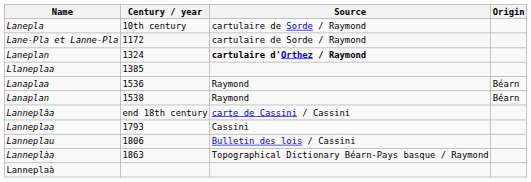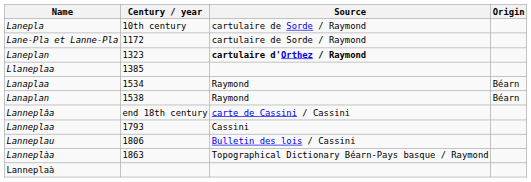(133, 55) 1324 -> (133, 55) 1323
(133, 84) 1536 -> (133, 84) 1534
